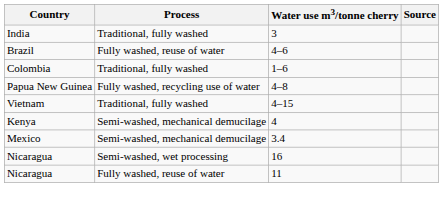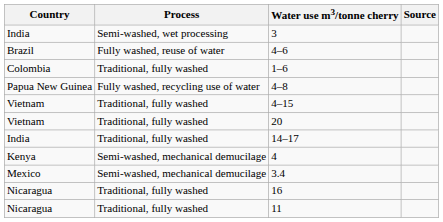(153, 33) Traditional, fully washed -> (163, 33) Semi-washed, wet processing
+ row: (277, 121)
+ row: (285, 138)
(163, 156) Semi-washed, wet processing -> (153, 191) Traditional, fully washed
(161, 173) Fully washed, reuse of water -> (153, 208) Traditional, fully washed
